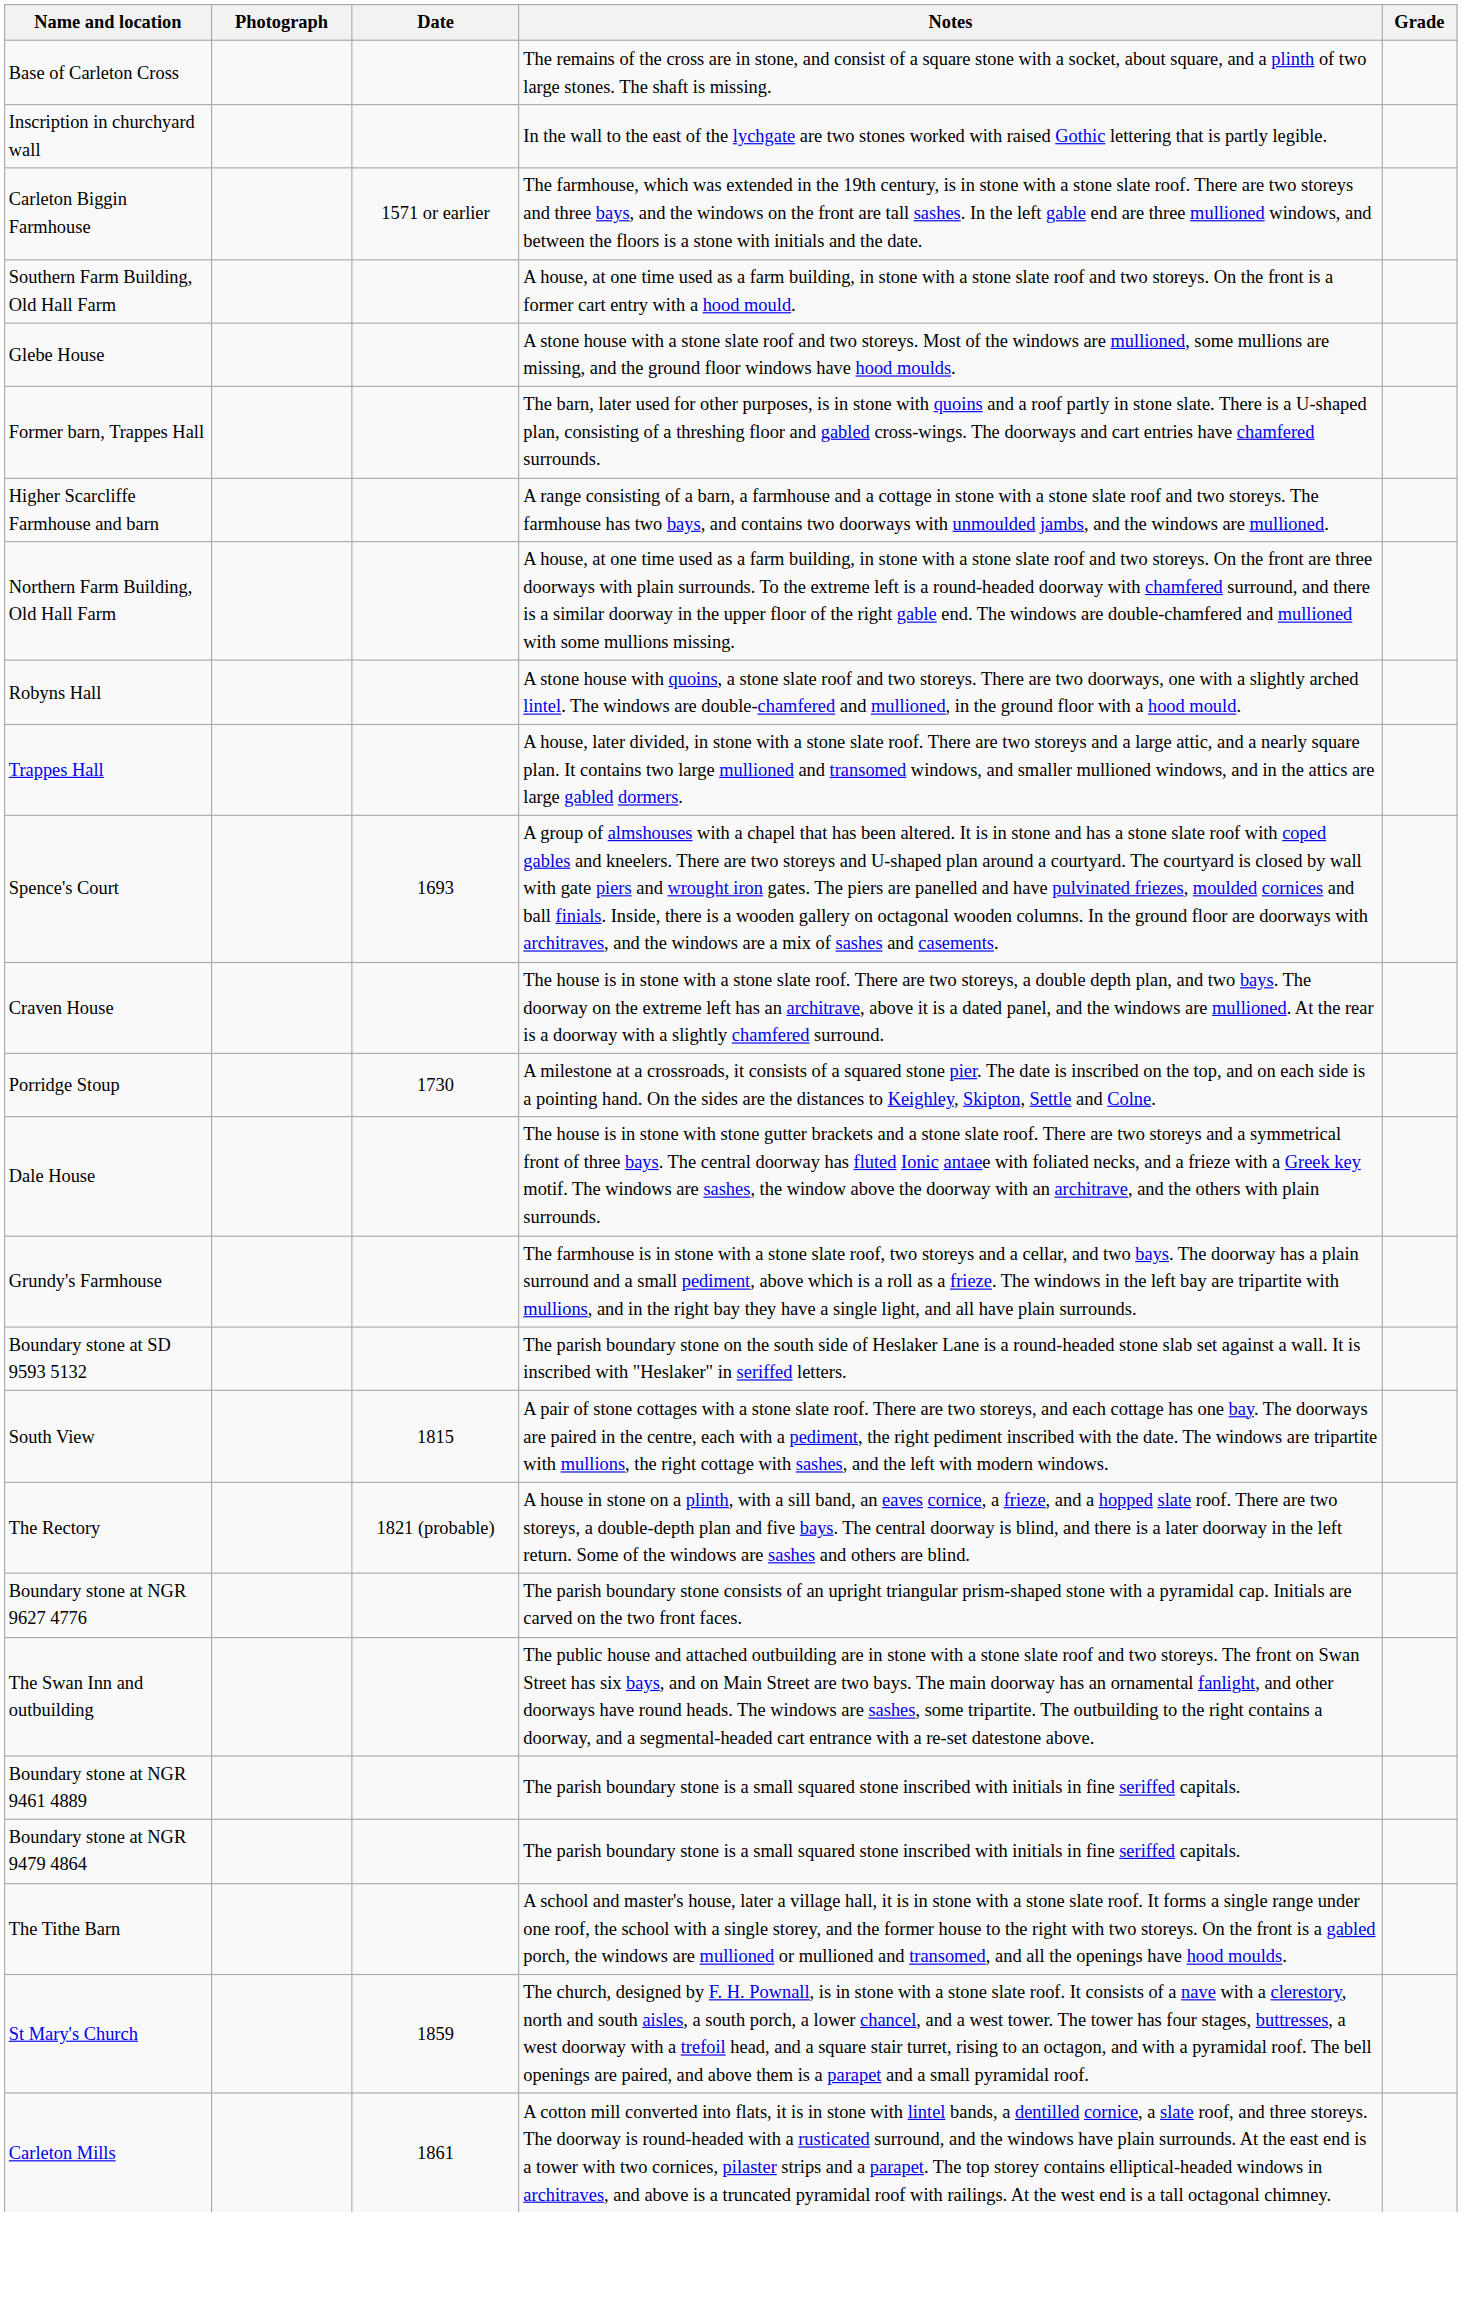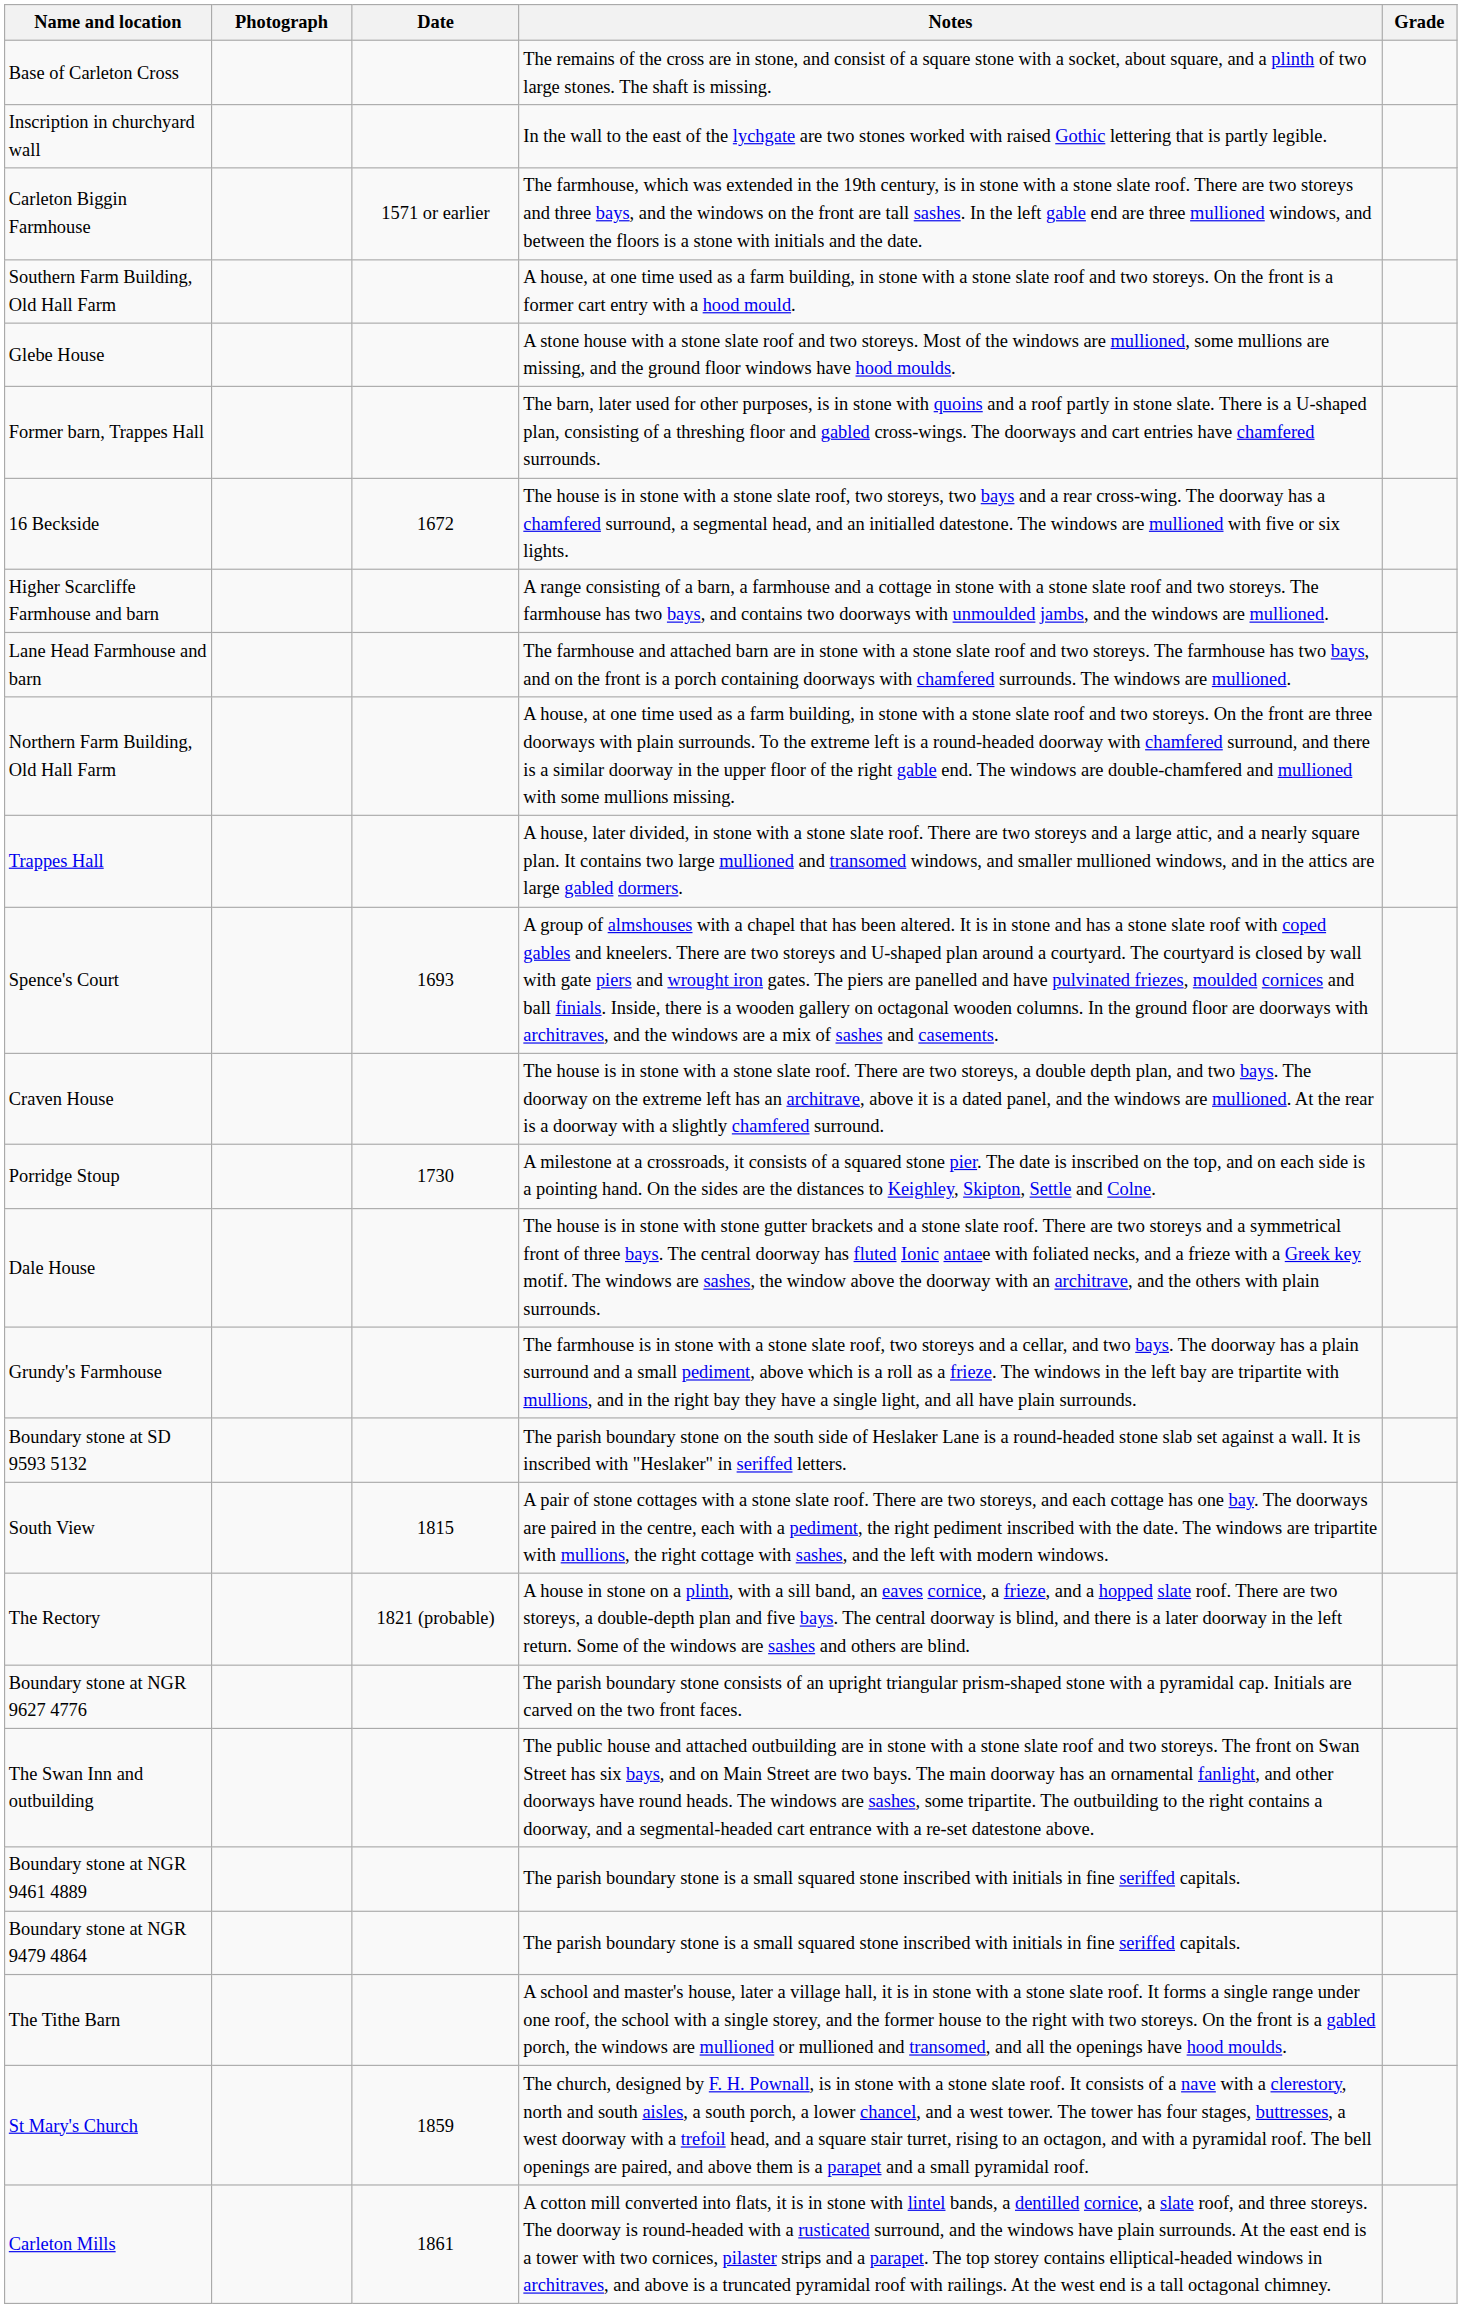+ row: (54, 523)
+ row: (108, 664)
- row: (55, 692)
